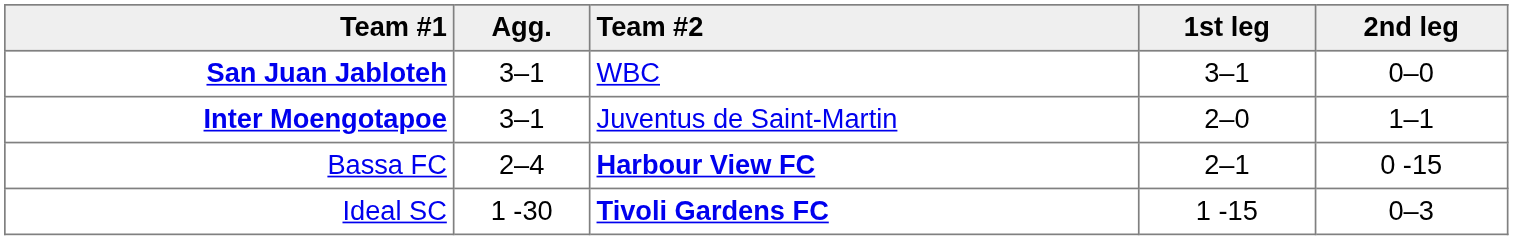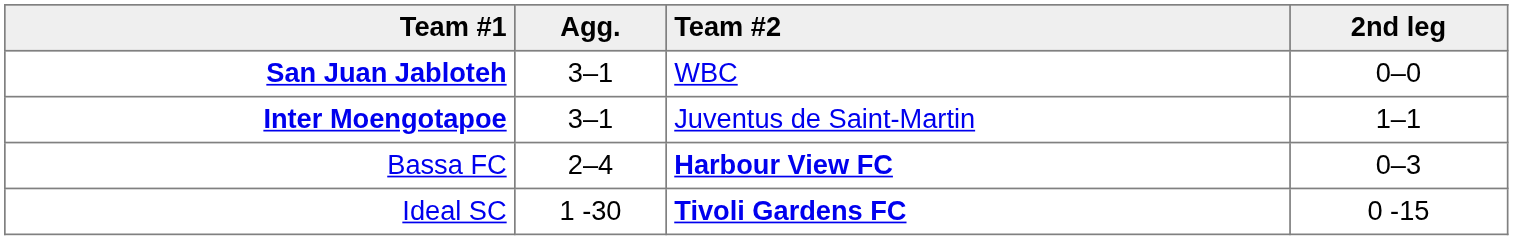- column: (1227, 27)
(1411, 165) 0 -15 -> (1398, 165) 0–3
(1411, 211) 0–3 -> (1398, 211) 0 -15
